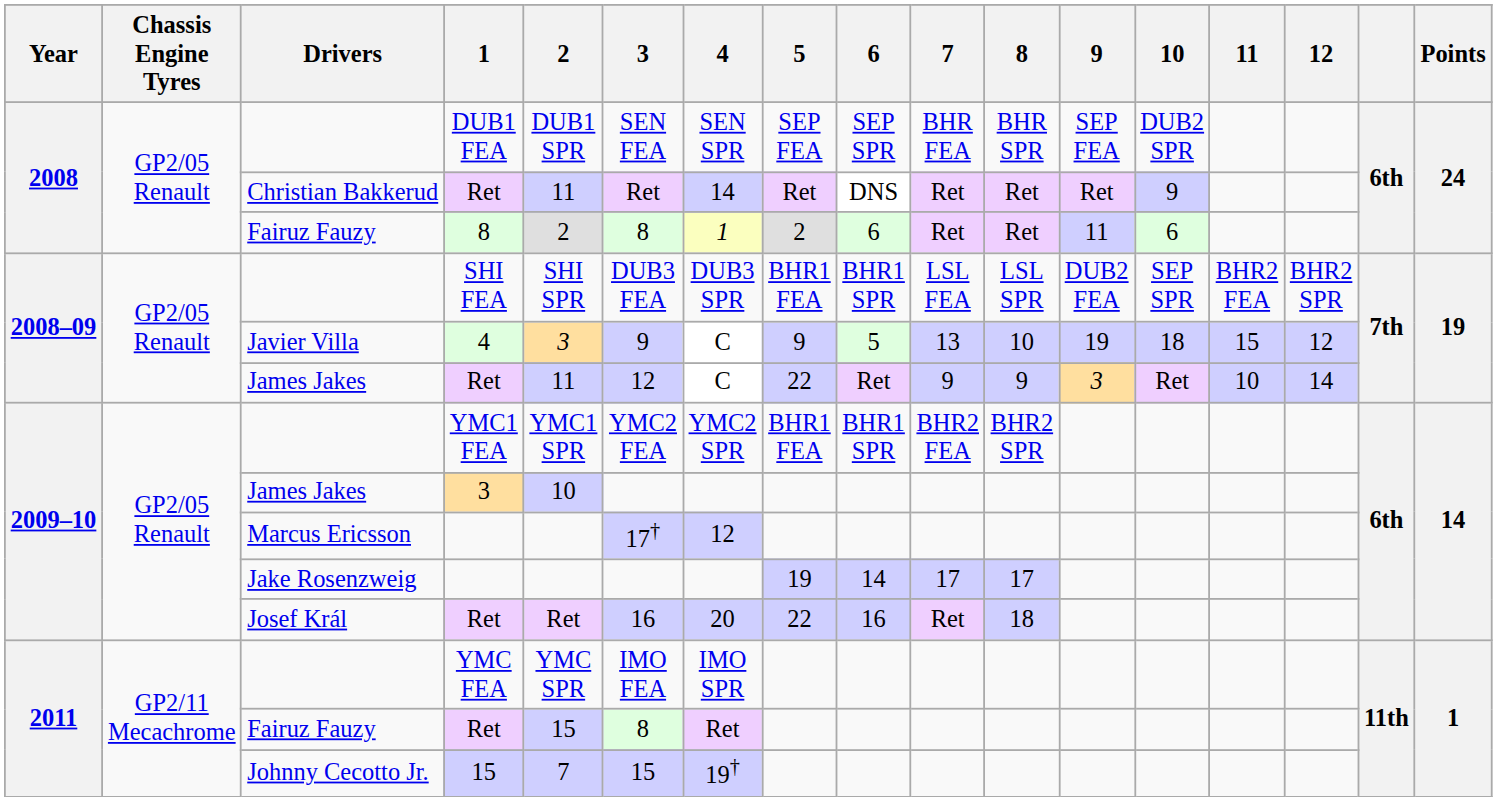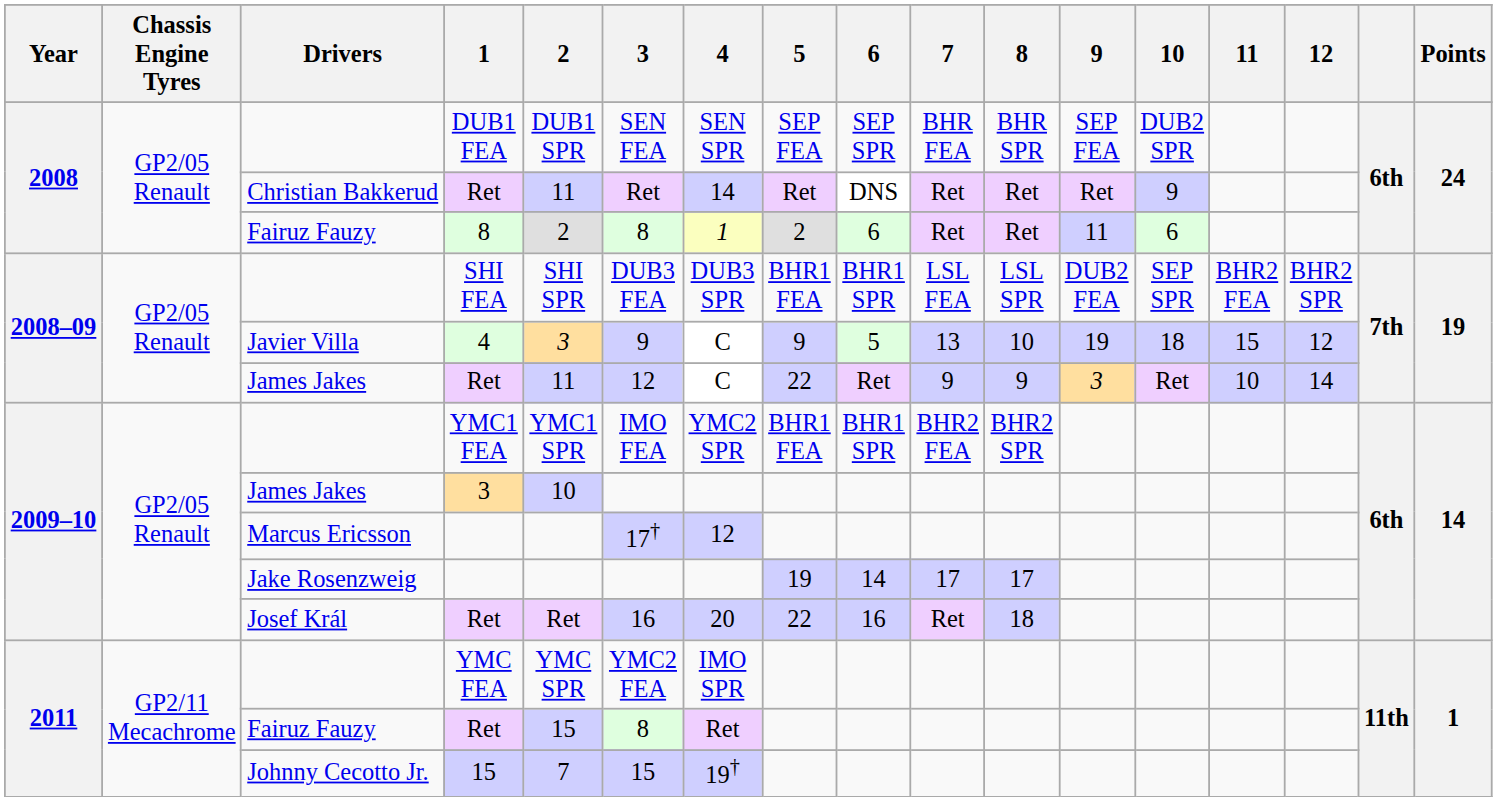(643, 436) YMC2 FEA -> (643, 436) IMO FEA
(643, 673) IMO FEA -> (643, 673) YMC2 FEA
